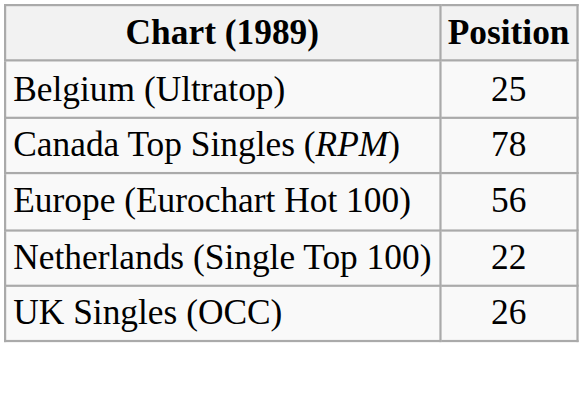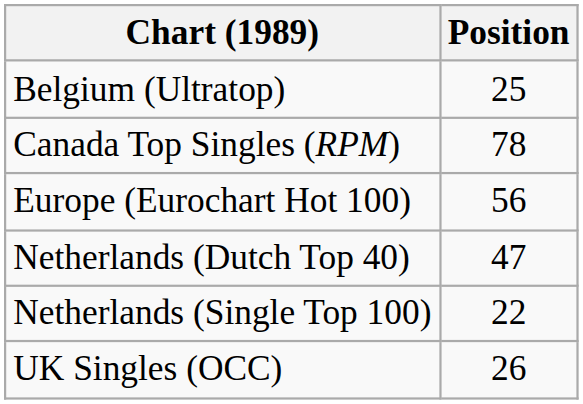+ row: (212, 256)
